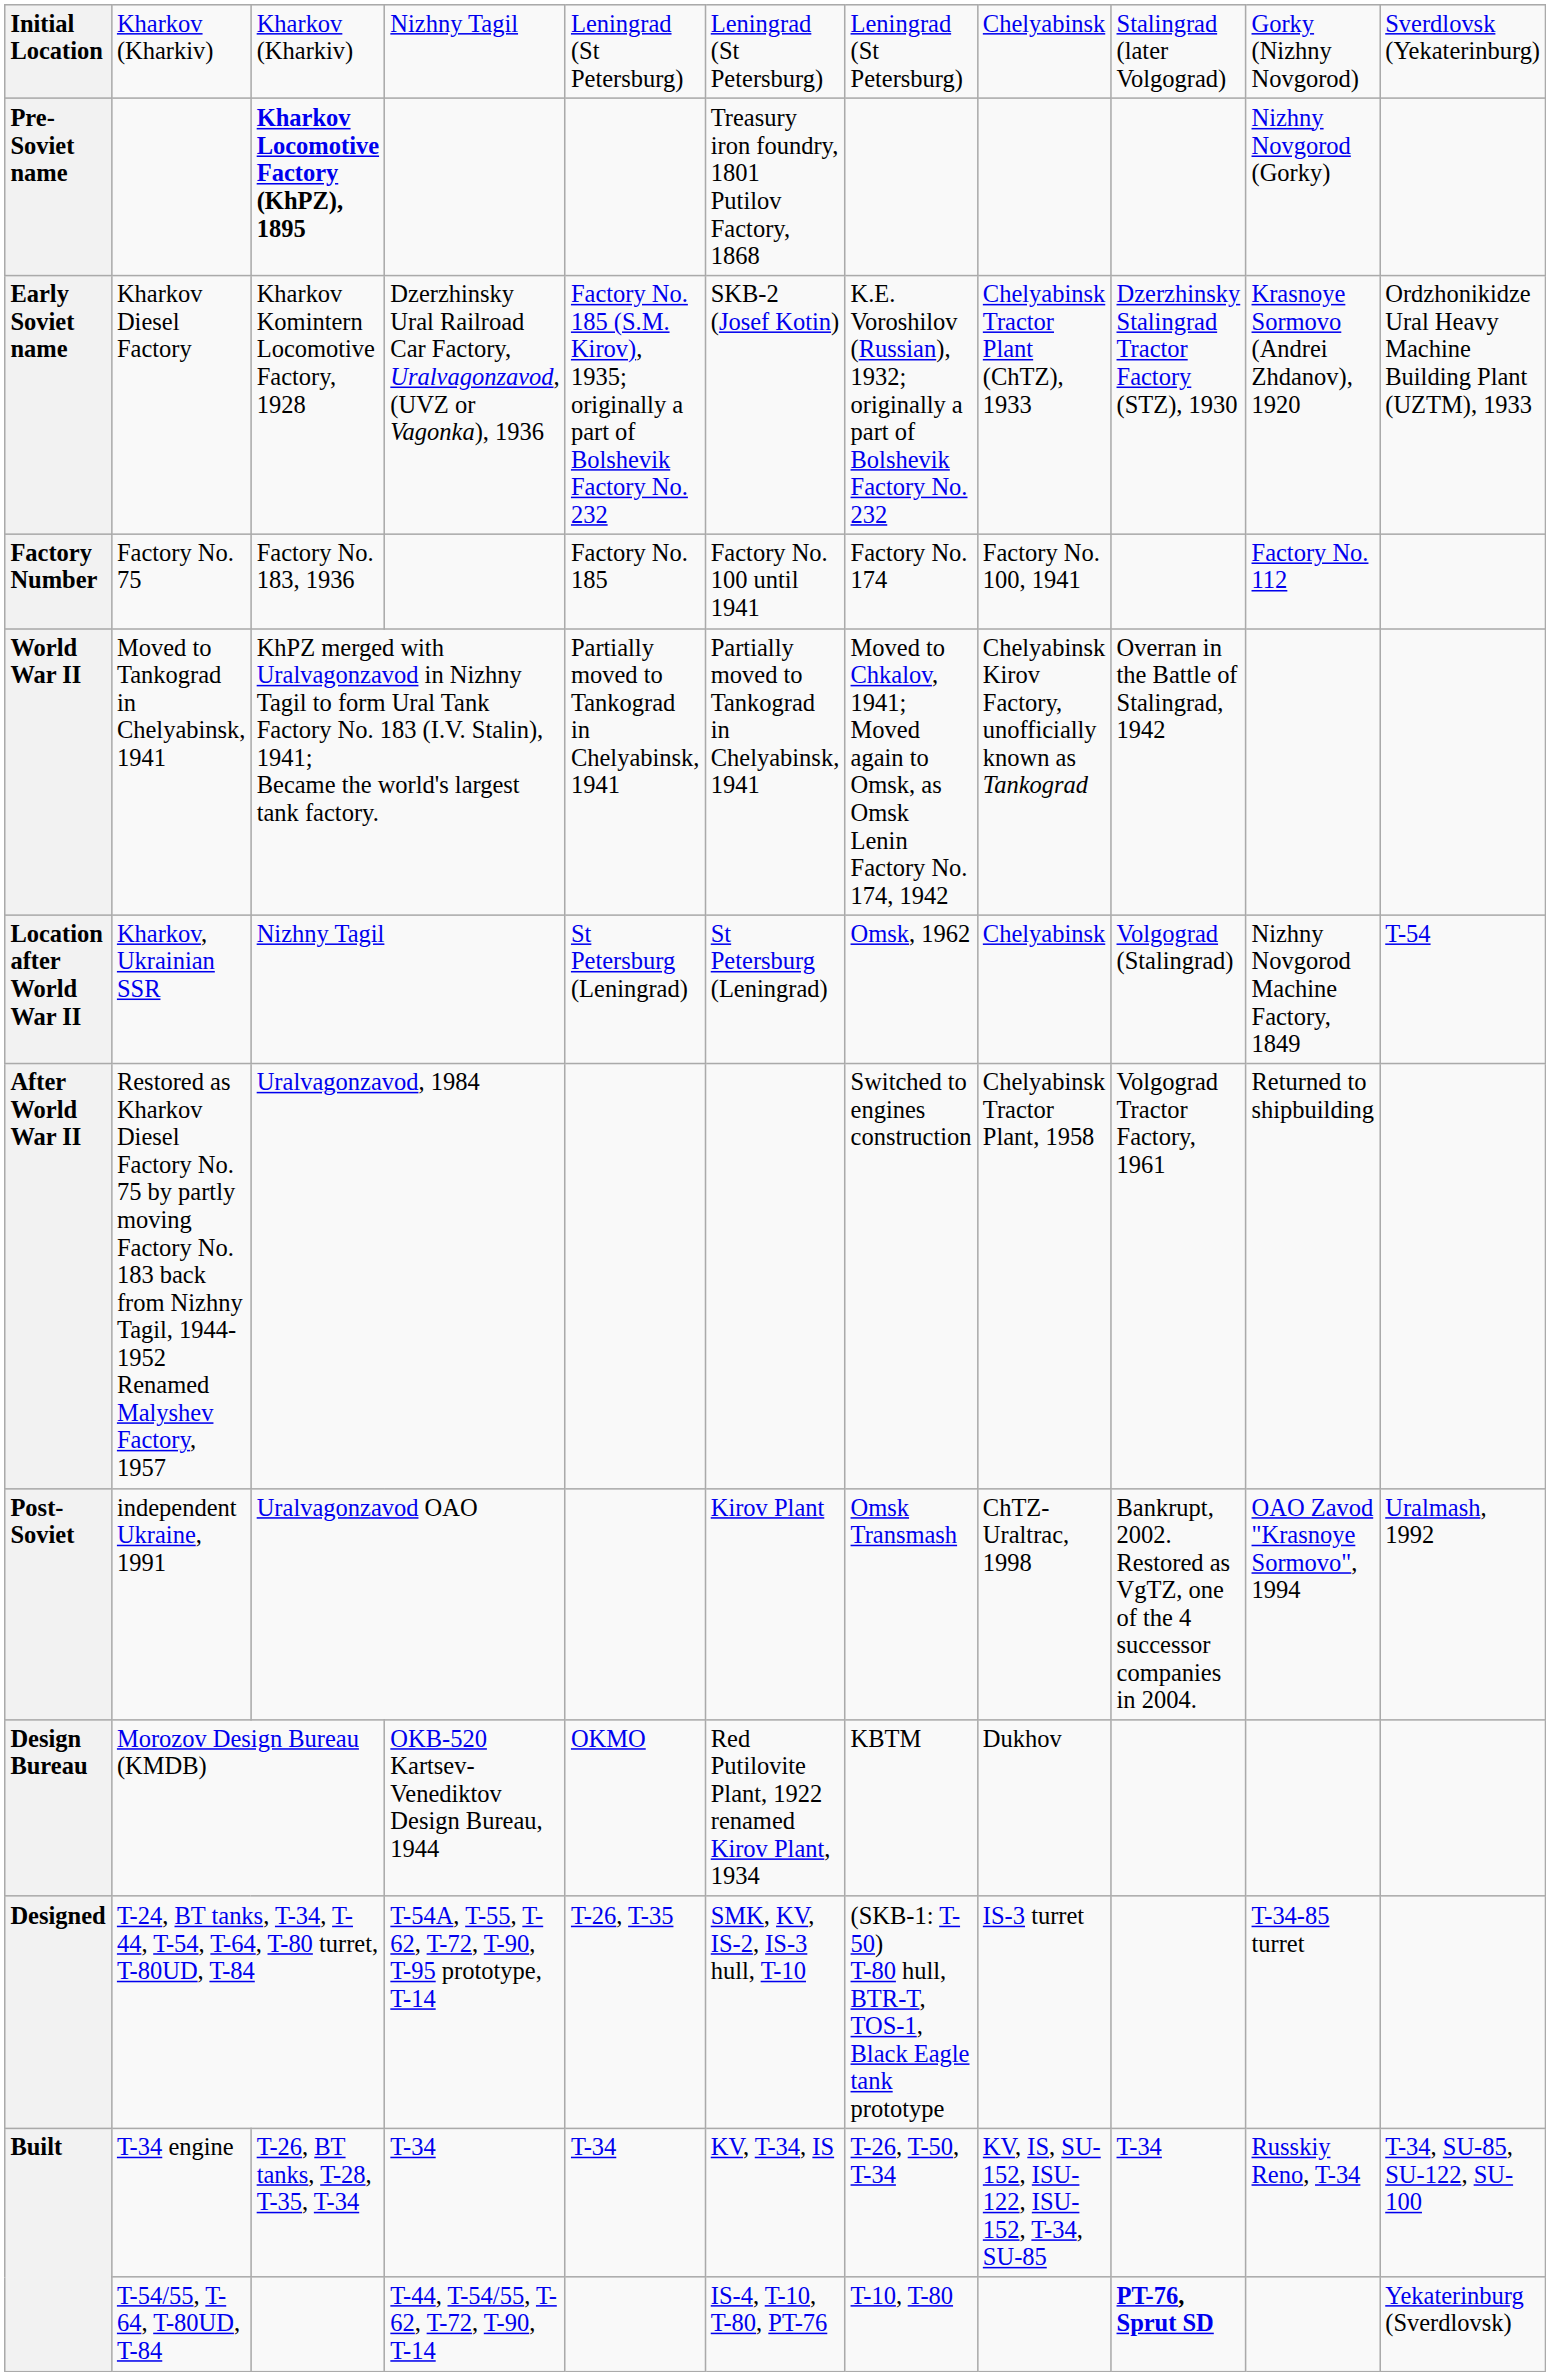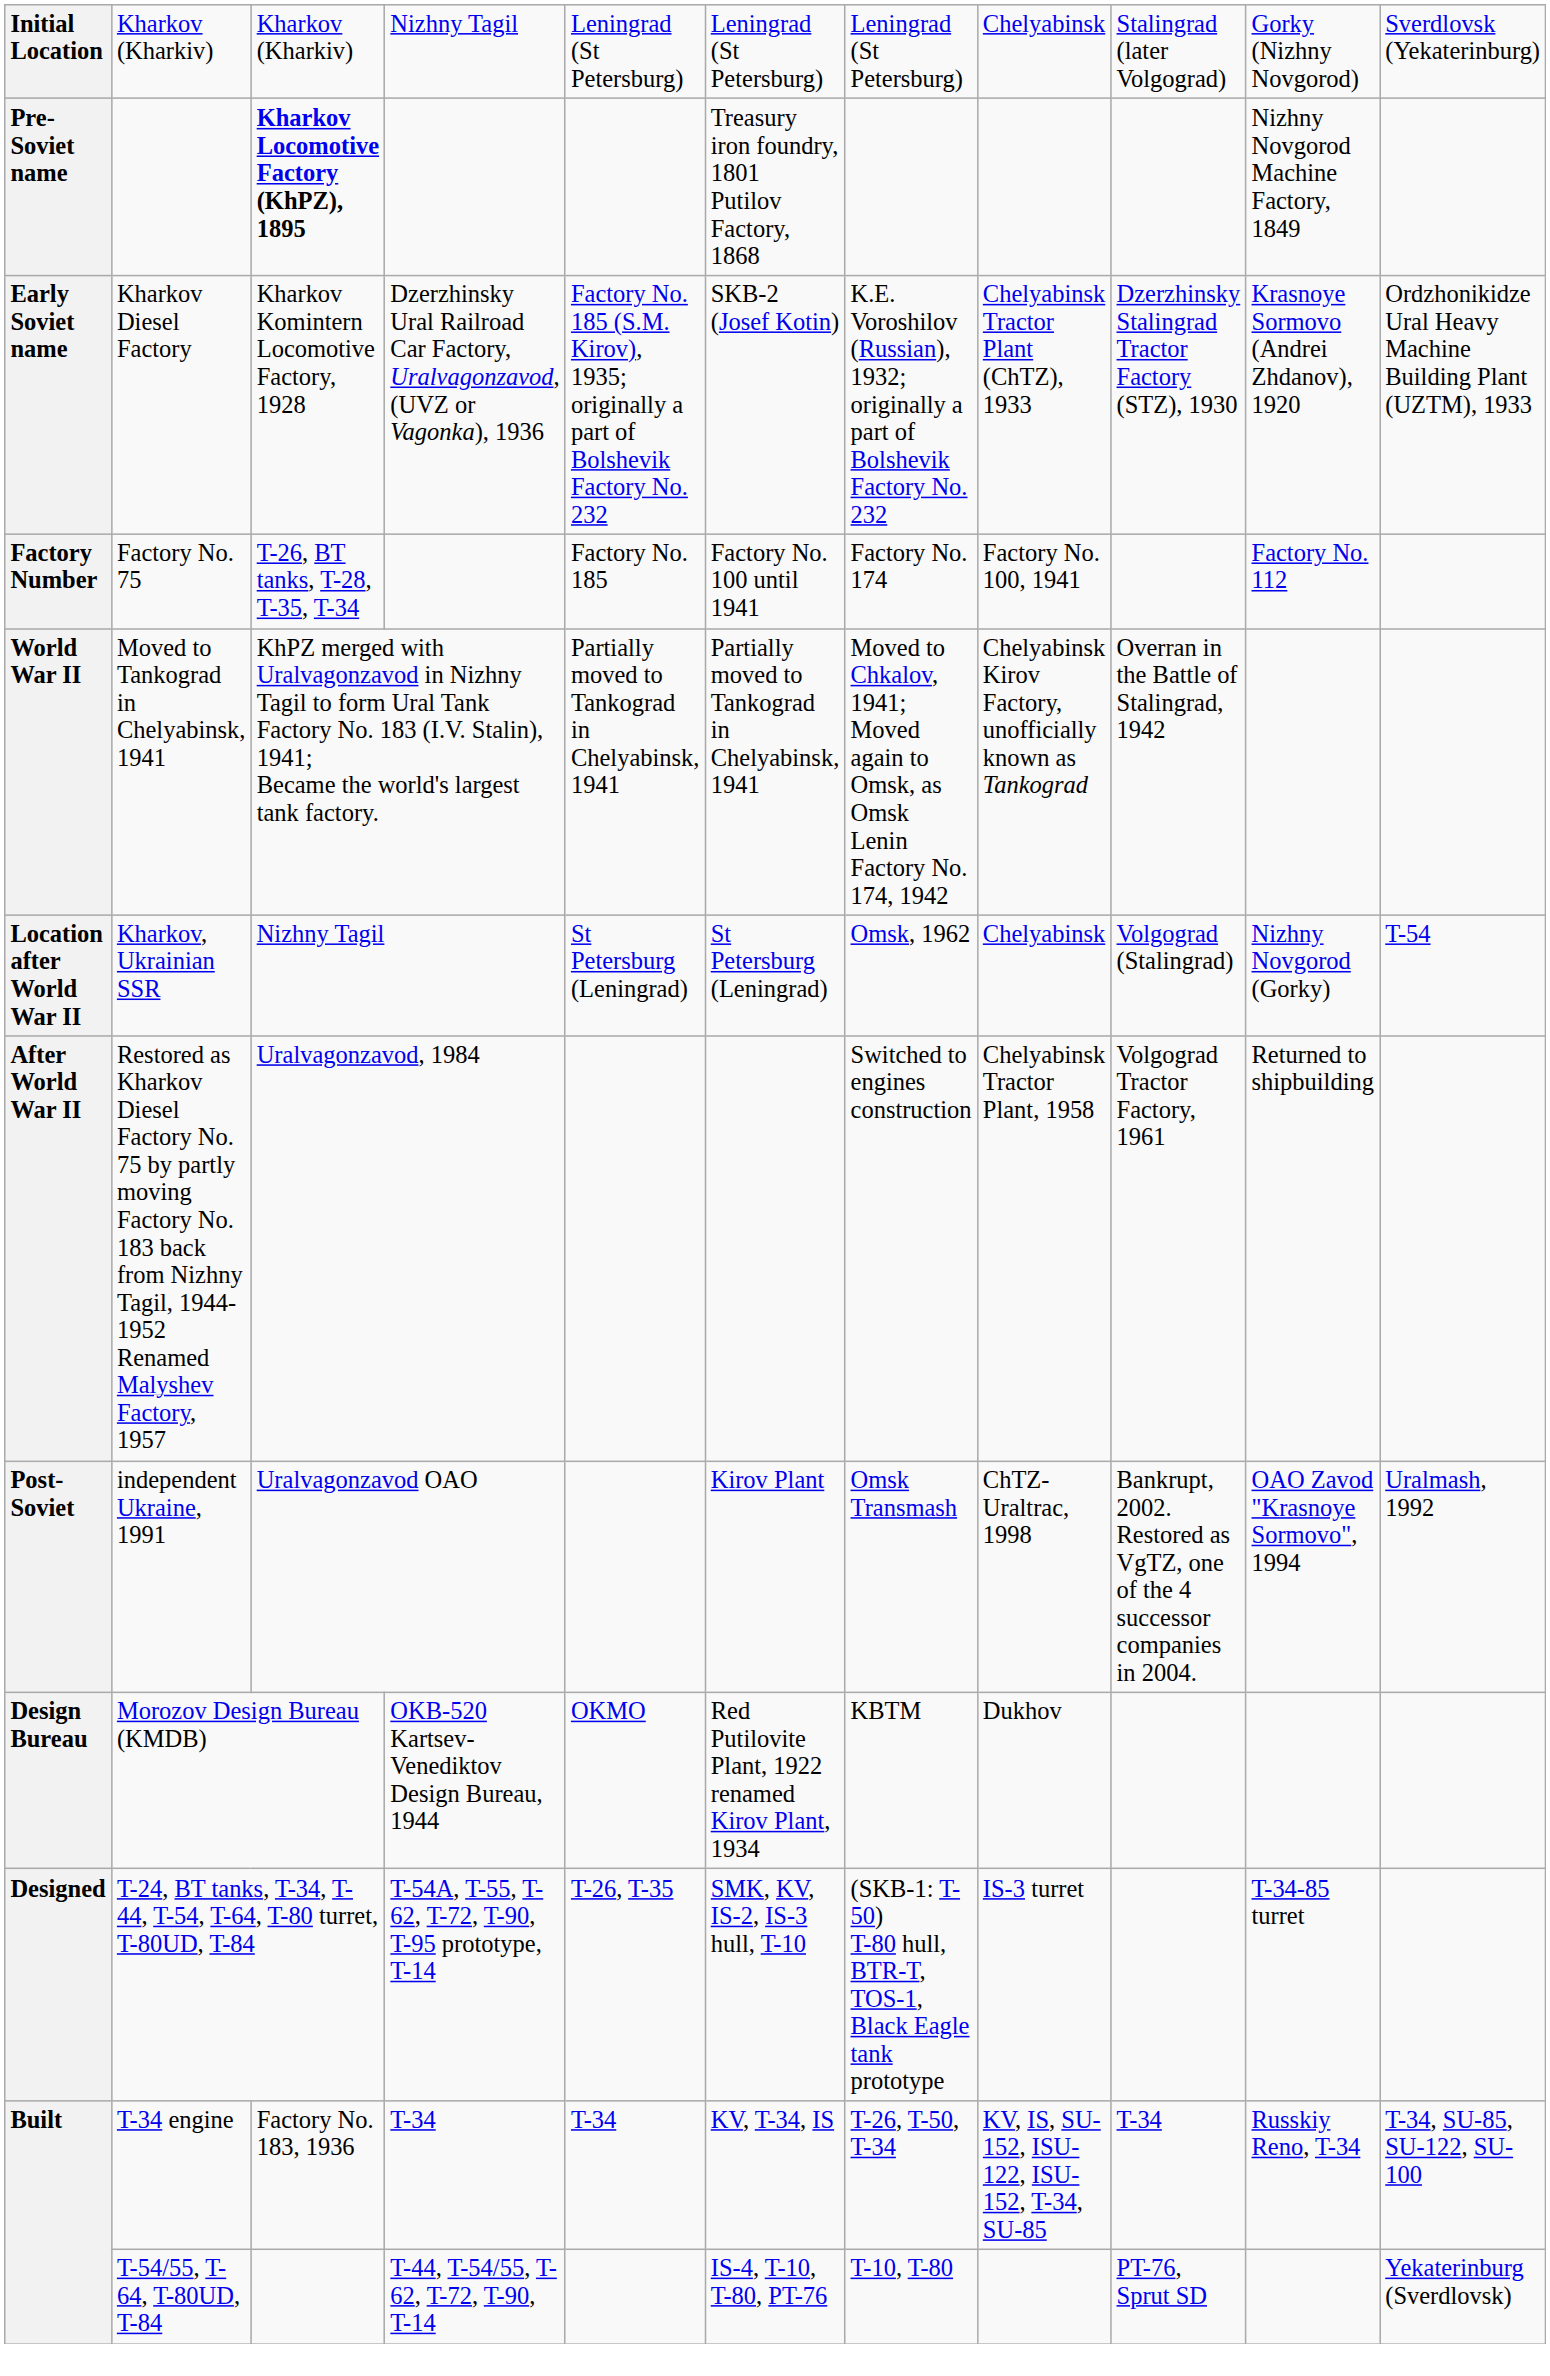(1301, 145) Nizhny Novgorod (Gorky) -> (1301, 172) Nizhny Novgorod Machine Factory, 1849
(315, 567) Factory No. 183, 1936 -> (314, 581) T-26, BT tanks, T-28, T-35, T-34
(1301, 989) Nizhny Novgorod Machine Factory, 1849 -> (1301, 961) Nizhny Novgorod (Gorky)
(314, 2174) T-26, BT tanks, T-28, T-35, T-34 -> (315, 2133) Factory No. 183, 1936
(1165, 2309) bold -> (1162, 2282) normal
